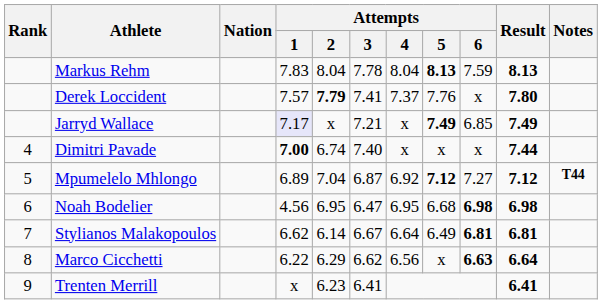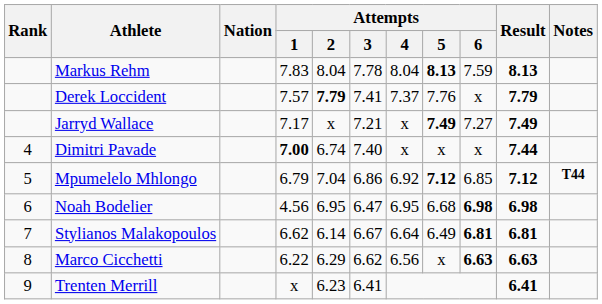(523, 96) 7.80 -> (523, 96) 7.79
(294, 123) lavender background -> (294, 123) no background
(478, 123) 6.85 -> (478, 123) 7.27
(294, 178) 6.89 -> (294, 178) 6.79
(368, 178) 6.87 -> (368, 178) 6.86
(478, 178) 7.27 -> (478, 178) 6.85
(523, 259) 6.64 -> (523, 259) 6.63
